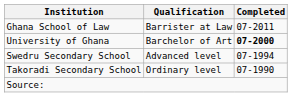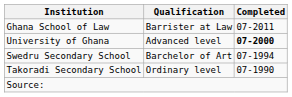(189, 41) Barchelor of Art -> (184, 41) Advanced level
(184, 56) Advanced level -> (189, 56) Barchelor of Art
